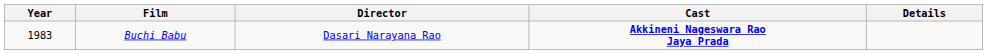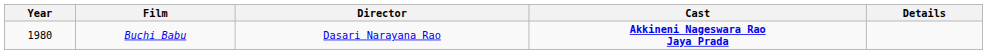(40, 35) 1983 -> (40, 35) 1980
